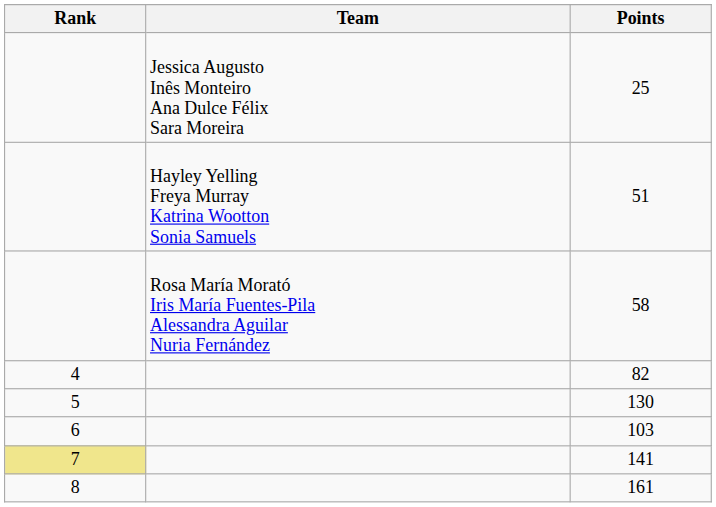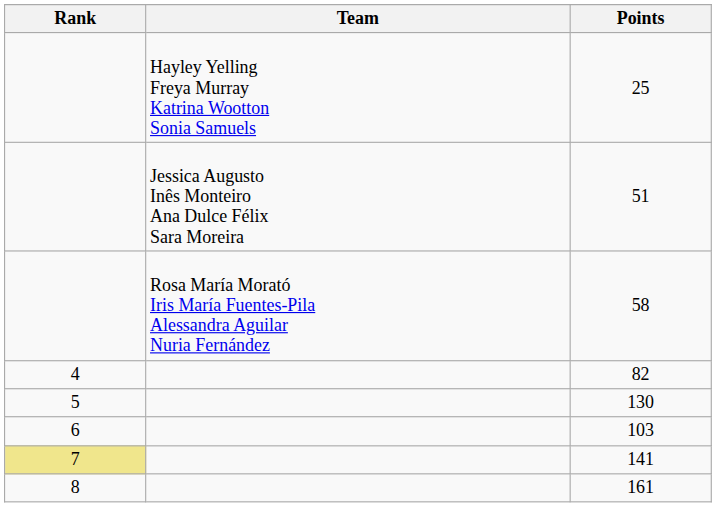(209, 97) Jessica Augusto Inês Monteiro Ana Dulce Félix Sara Moreira -> (210, 97) Hayley Yelling Freya Murray Katrina Wootton Sonia Samuels
(210, 206) Hayley Yelling Freya Murray Katrina Wootton Sonia Samuels -> (209, 206) Jessica Augusto Inês Monteiro Ana Dulce Félix Sara Moreira
